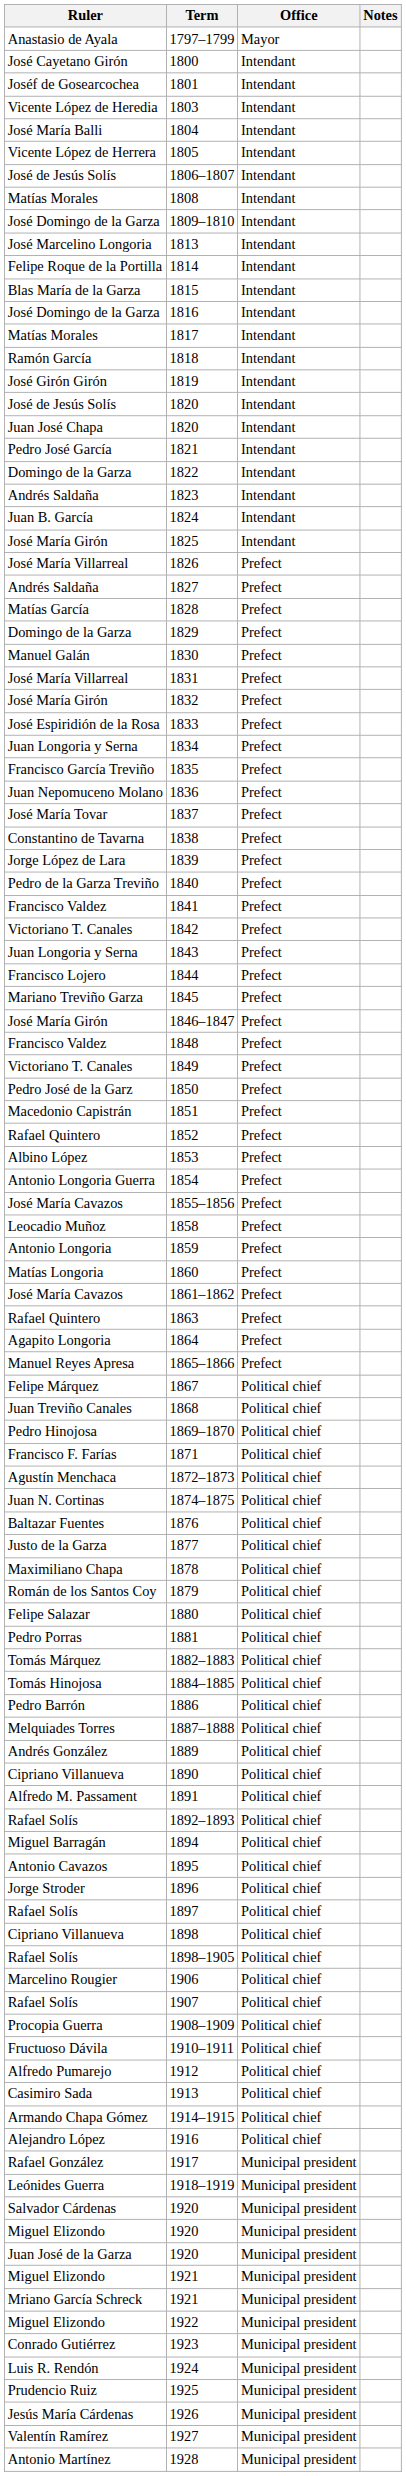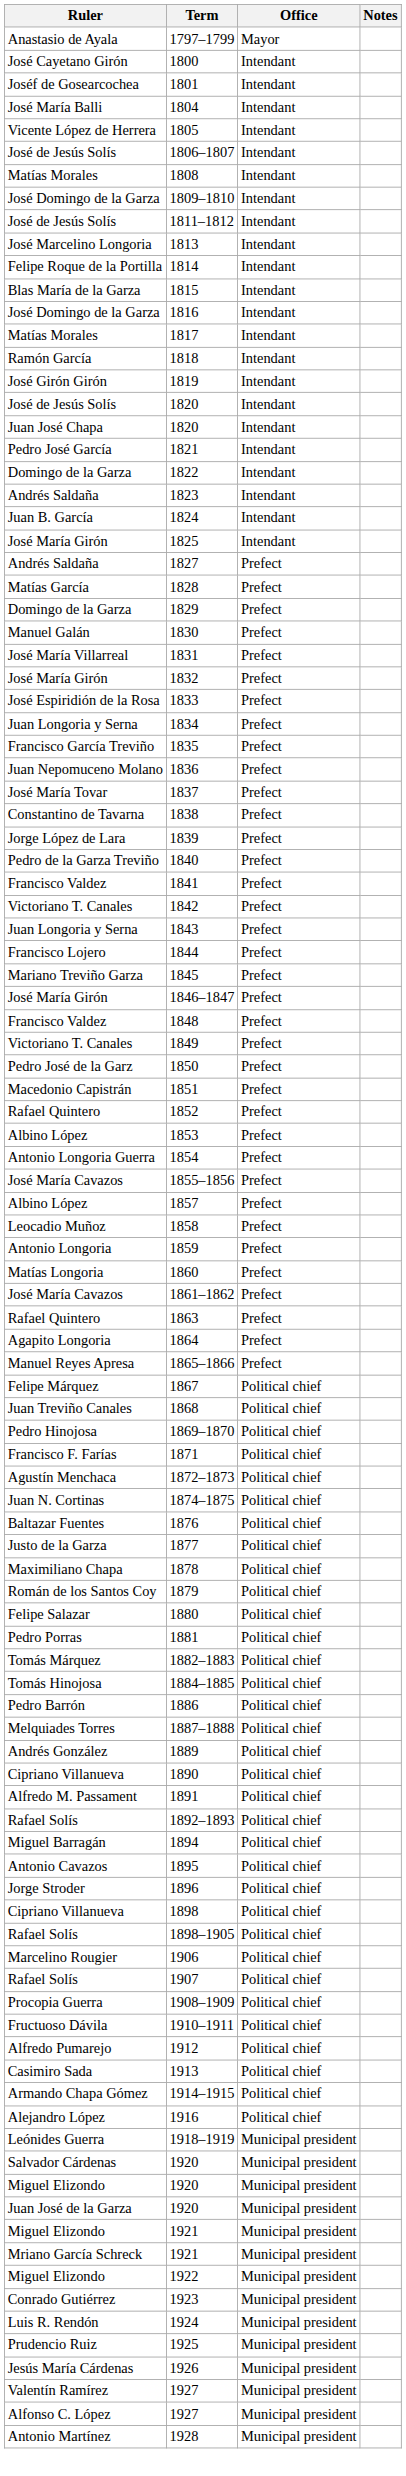- row: (83, 107)
+ row: (62, 221)
- row: (68, 564)
+ row: (48, 1203)
- row: (43, 1911)
- row: (56, 2162)
+ row: (59, 2413)
